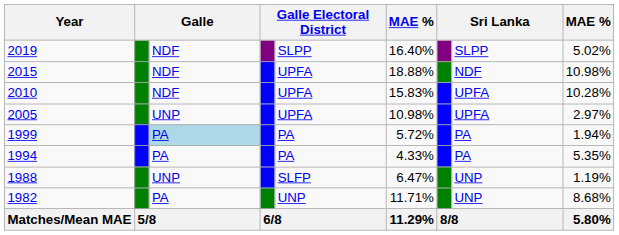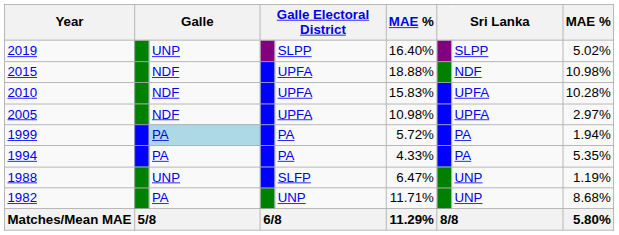(166, 51) NDF -> (166, 51) UNP
(166, 114) UNP -> (166, 114) NDF
